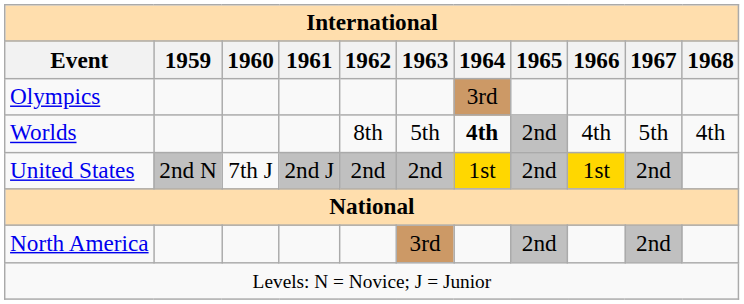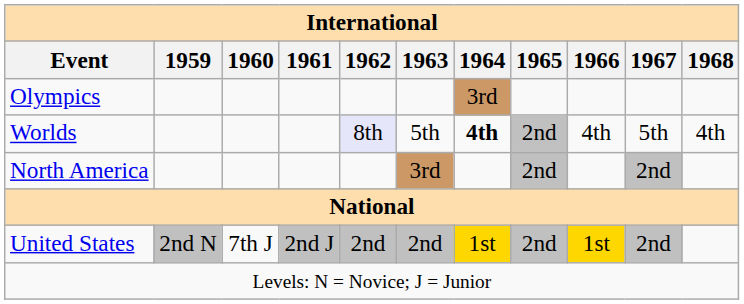(368, 133) no background -> (368, 133) lavender background
rows swapped: (79, 243) <-> (72, 170)
